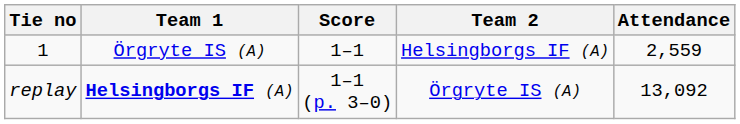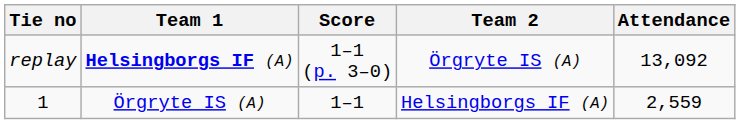rows swapped: (43, 50) <-> (43, 92)
